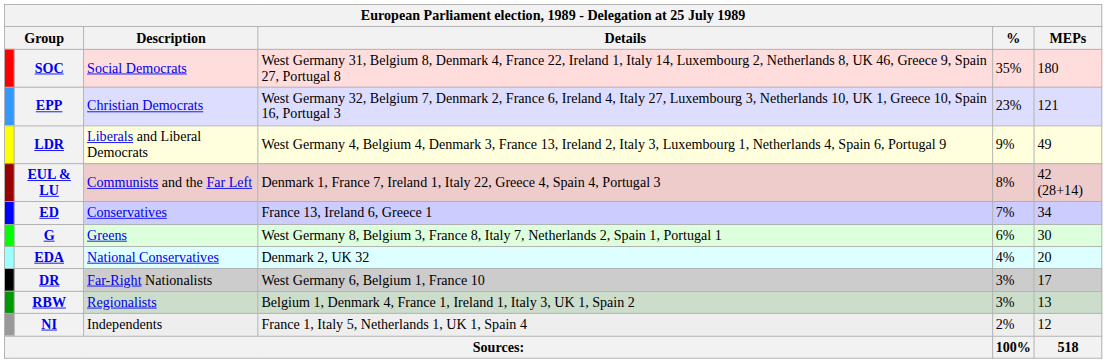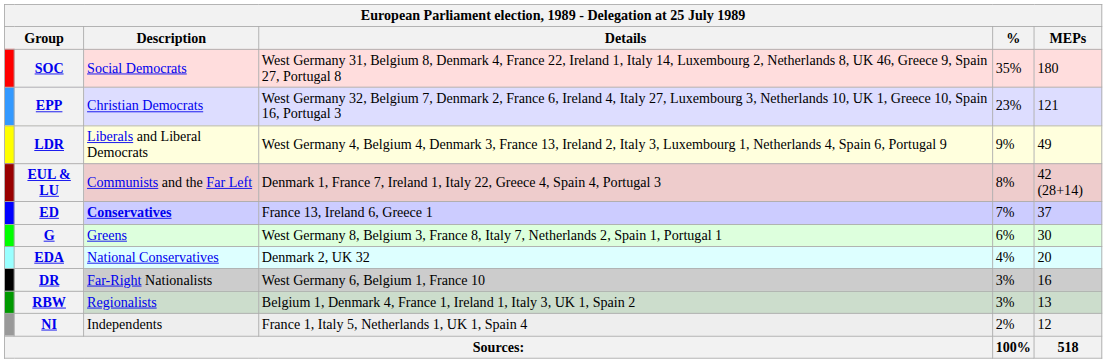(127, 213) normal -> (129, 213) bold
(1044, 213) 34 -> (1044, 213) 37
(1044, 279) 17 -> (1044, 279) 16
